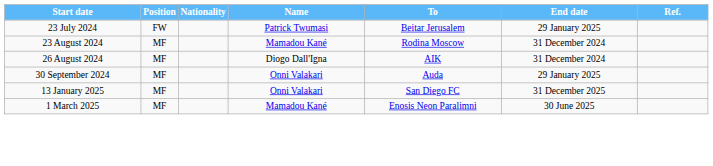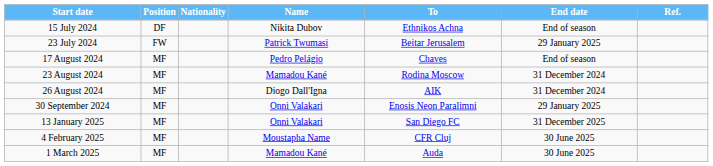+ row: (73, 28)
+ row: (73, 59)
(433, 75) Auda -> (433, 106) Enosis Neon Paralimni
+ row: (73, 138)
(433, 106) Enosis Neon Paralimni -> (433, 153) Auda
